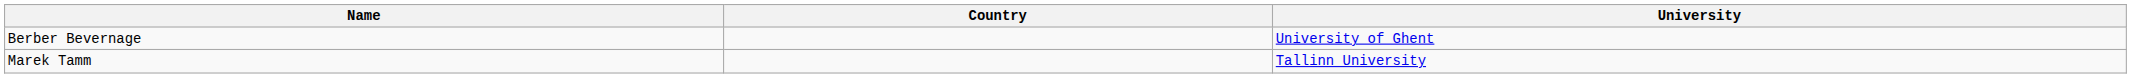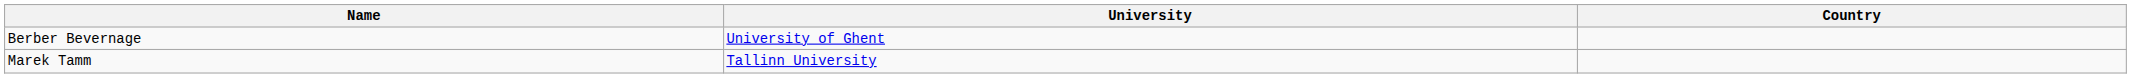columns swapped: (998, 16) <-> (1699, 16)
